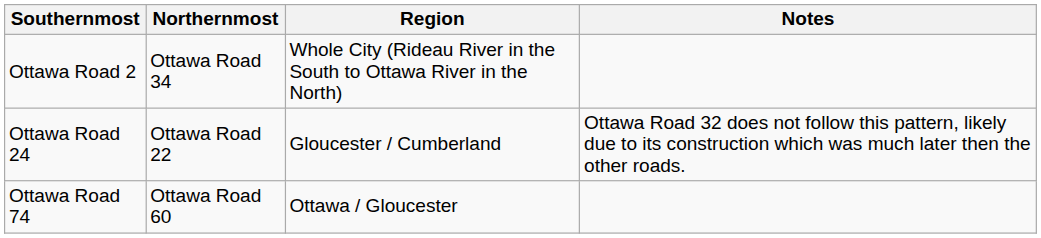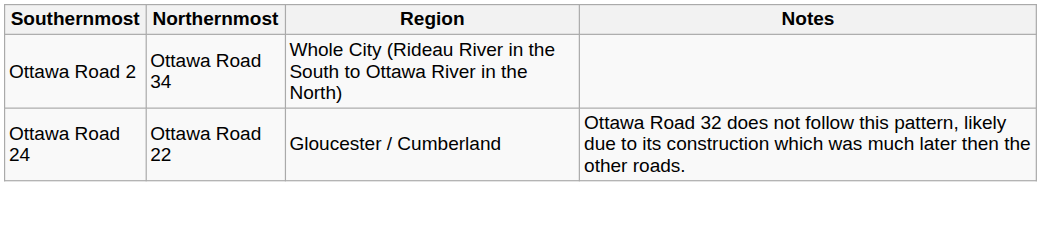- row: (65, 206)
